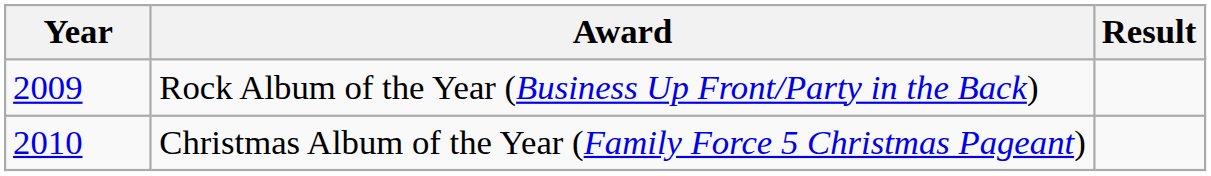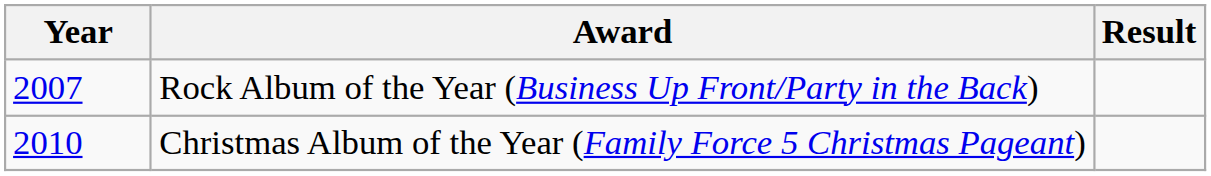(48, 87) 2009 -> (48, 87) 2007
